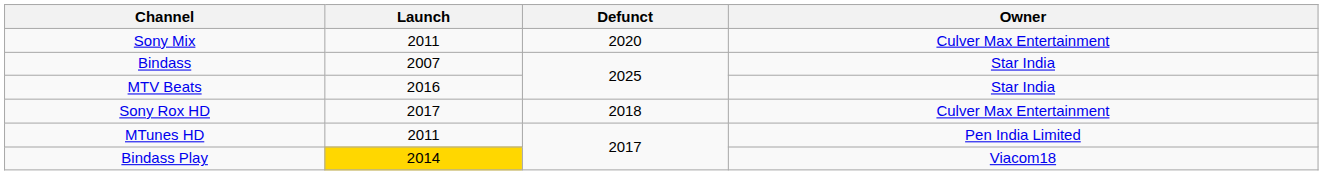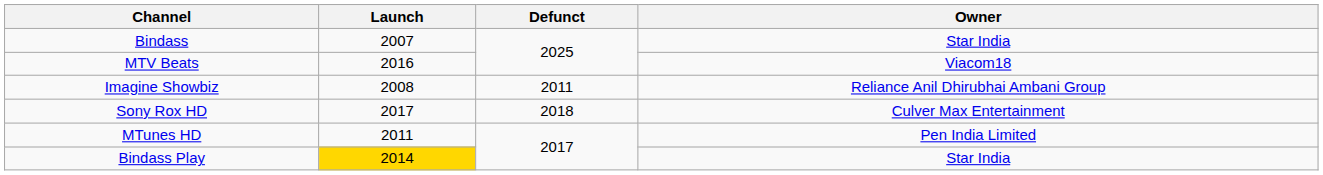- row: (165, 40)
(1023, 88) Star India -> (978, 64) Viacom18
+ row: (162, 88)
(1023, 159) Viacom18 -> (978, 159) Star India
